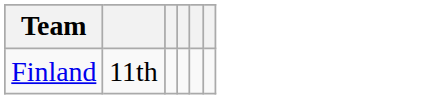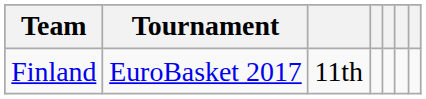+ column: (205, 26)
